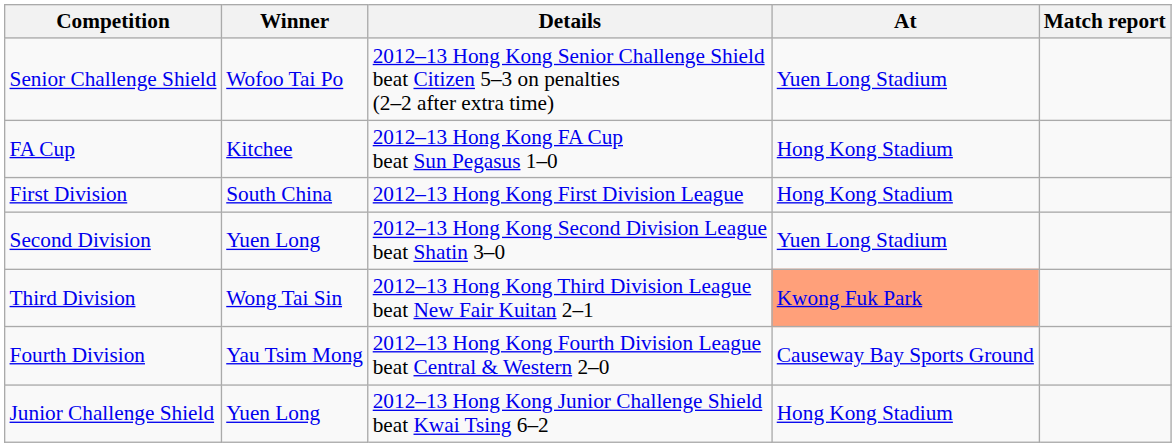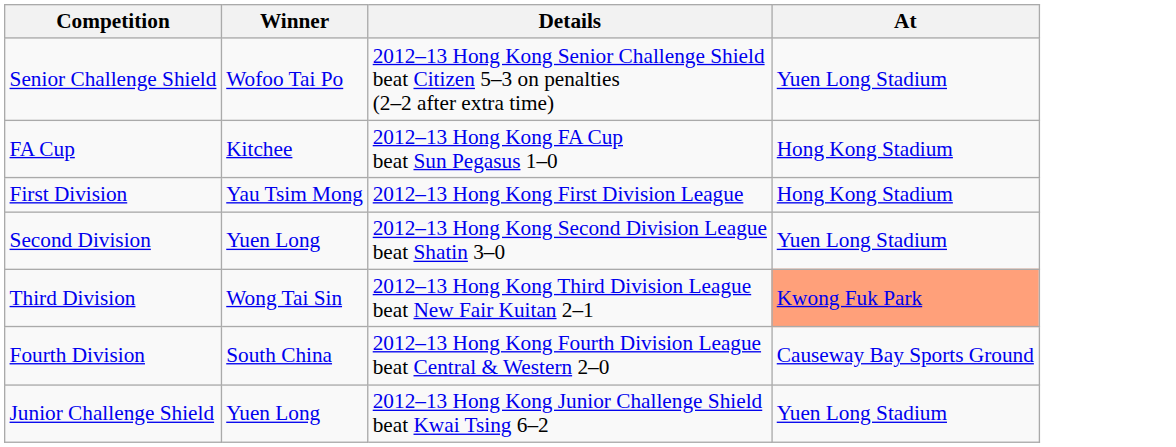- column: (1105, 21)
(279, 194) South China -> (295, 194) Yau Tsim Mong
(295, 355) Yau Tsim Mong -> (279, 355) South China
(865, 413) Hong Kong Stadium -> (862, 413) Yuen Long Stadium
